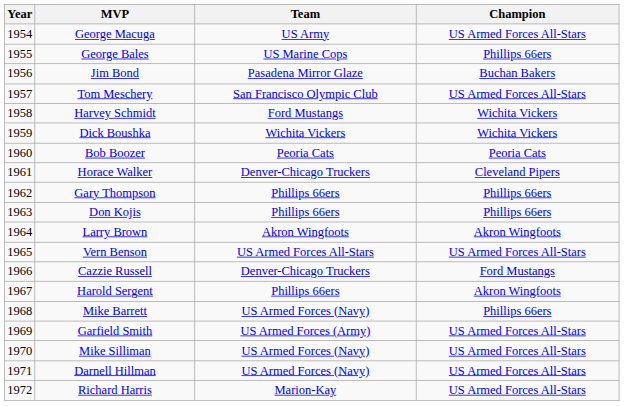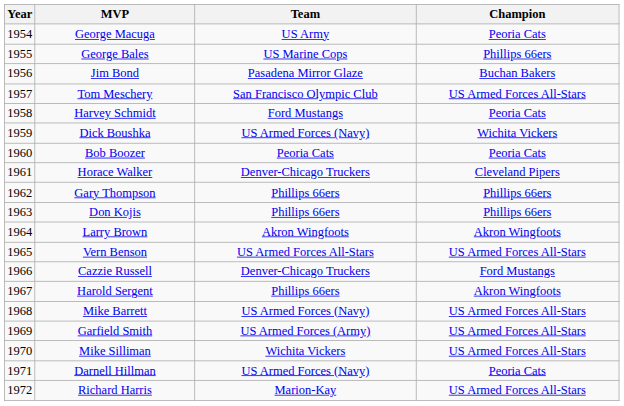(517, 34) US Armed Forces All-Stars -> (517, 34) Peoria Cats
(517, 113) Wichita Vickers -> (517, 113) Peoria Cats
(305, 133) Wichita Vickers -> (305, 133) US Armed Forces (Navy)
(517, 311) Phillips 66ers -> (517, 311) US Armed Forces All-Stars
(305, 350) US Armed Forces (Navy) -> (305, 350) Wichita Vickers
(517, 370) US Armed Forces All-Stars -> (517, 370) Peoria Cats
